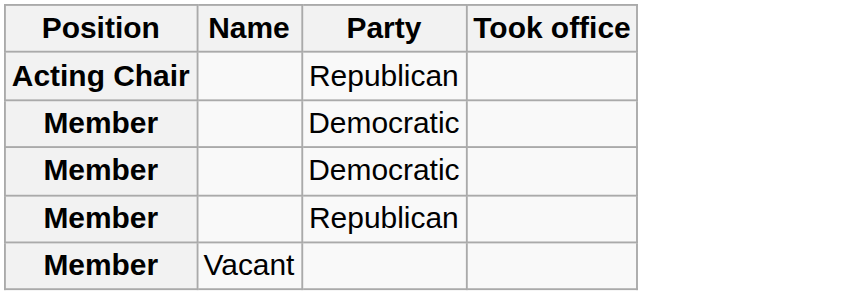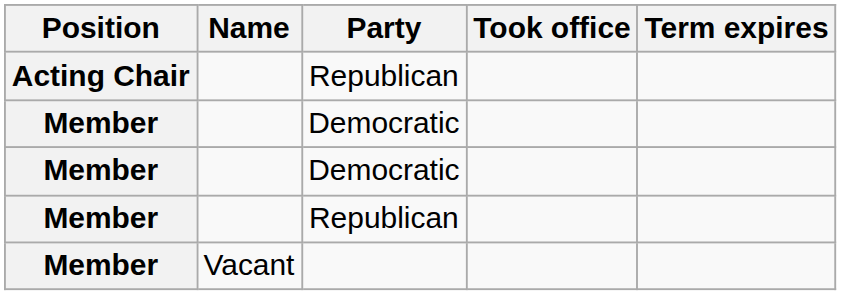+ column: (736, 28)
